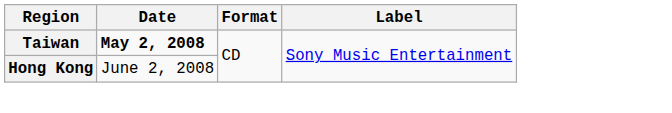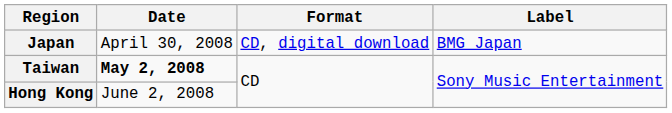+ row: (51, 43)
